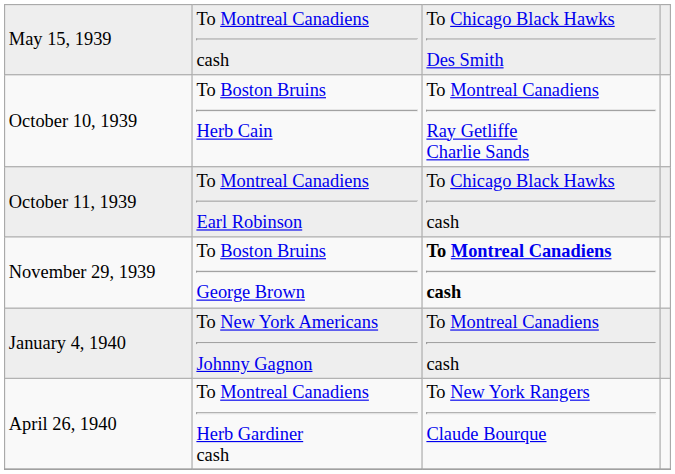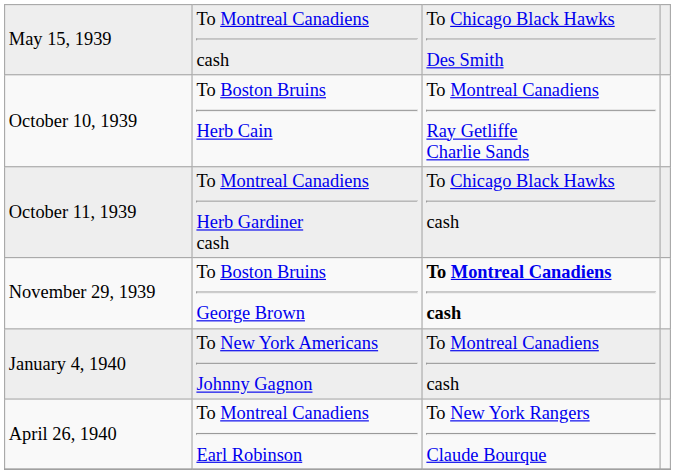(307, 201) To Montreal Canadiens Earl Robinson -> (307, 212) To Montreal Canadiens Herb Gardiner cash
(307, 423) To Montreal Canadiens Herb Gardiner cash -> (307, 434) To Montreal Canadiens Earl Robinson
